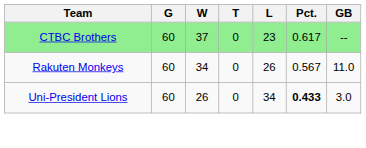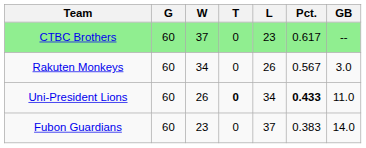(344, 67) 11.0 -> (344, 67) 3.0
(236, 97) normal -> (236, 97) bold
(344, 97) 3.0 -> (344, 97) 11.0
+ row: (78, 127)
